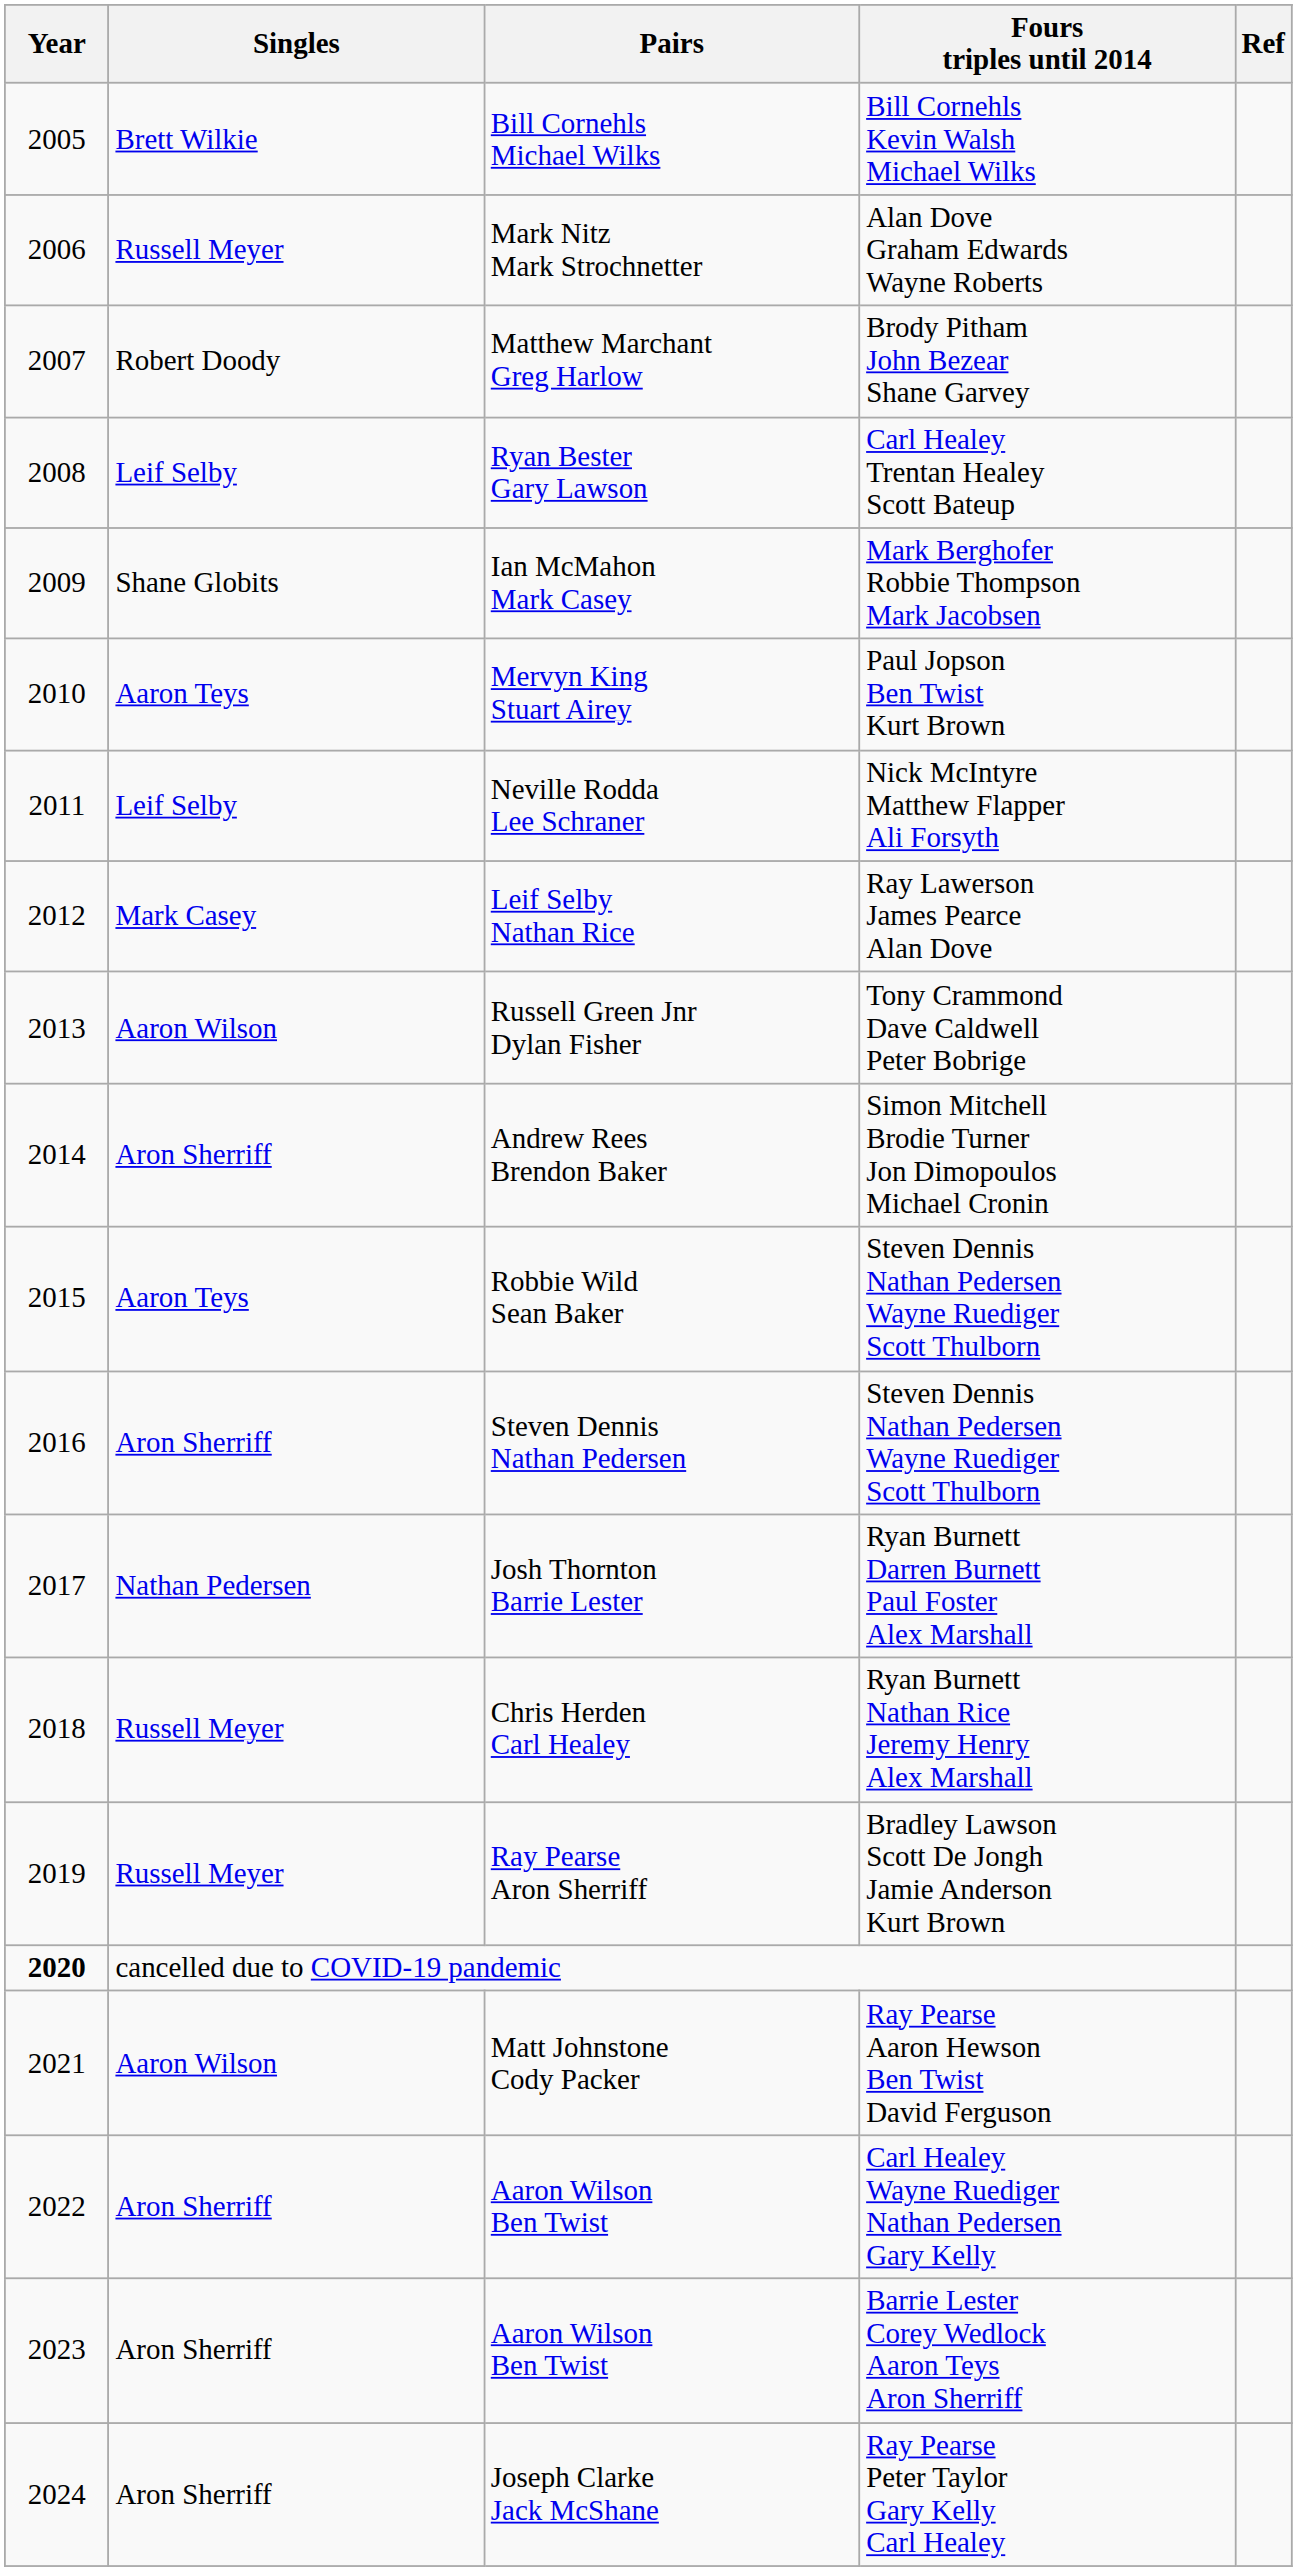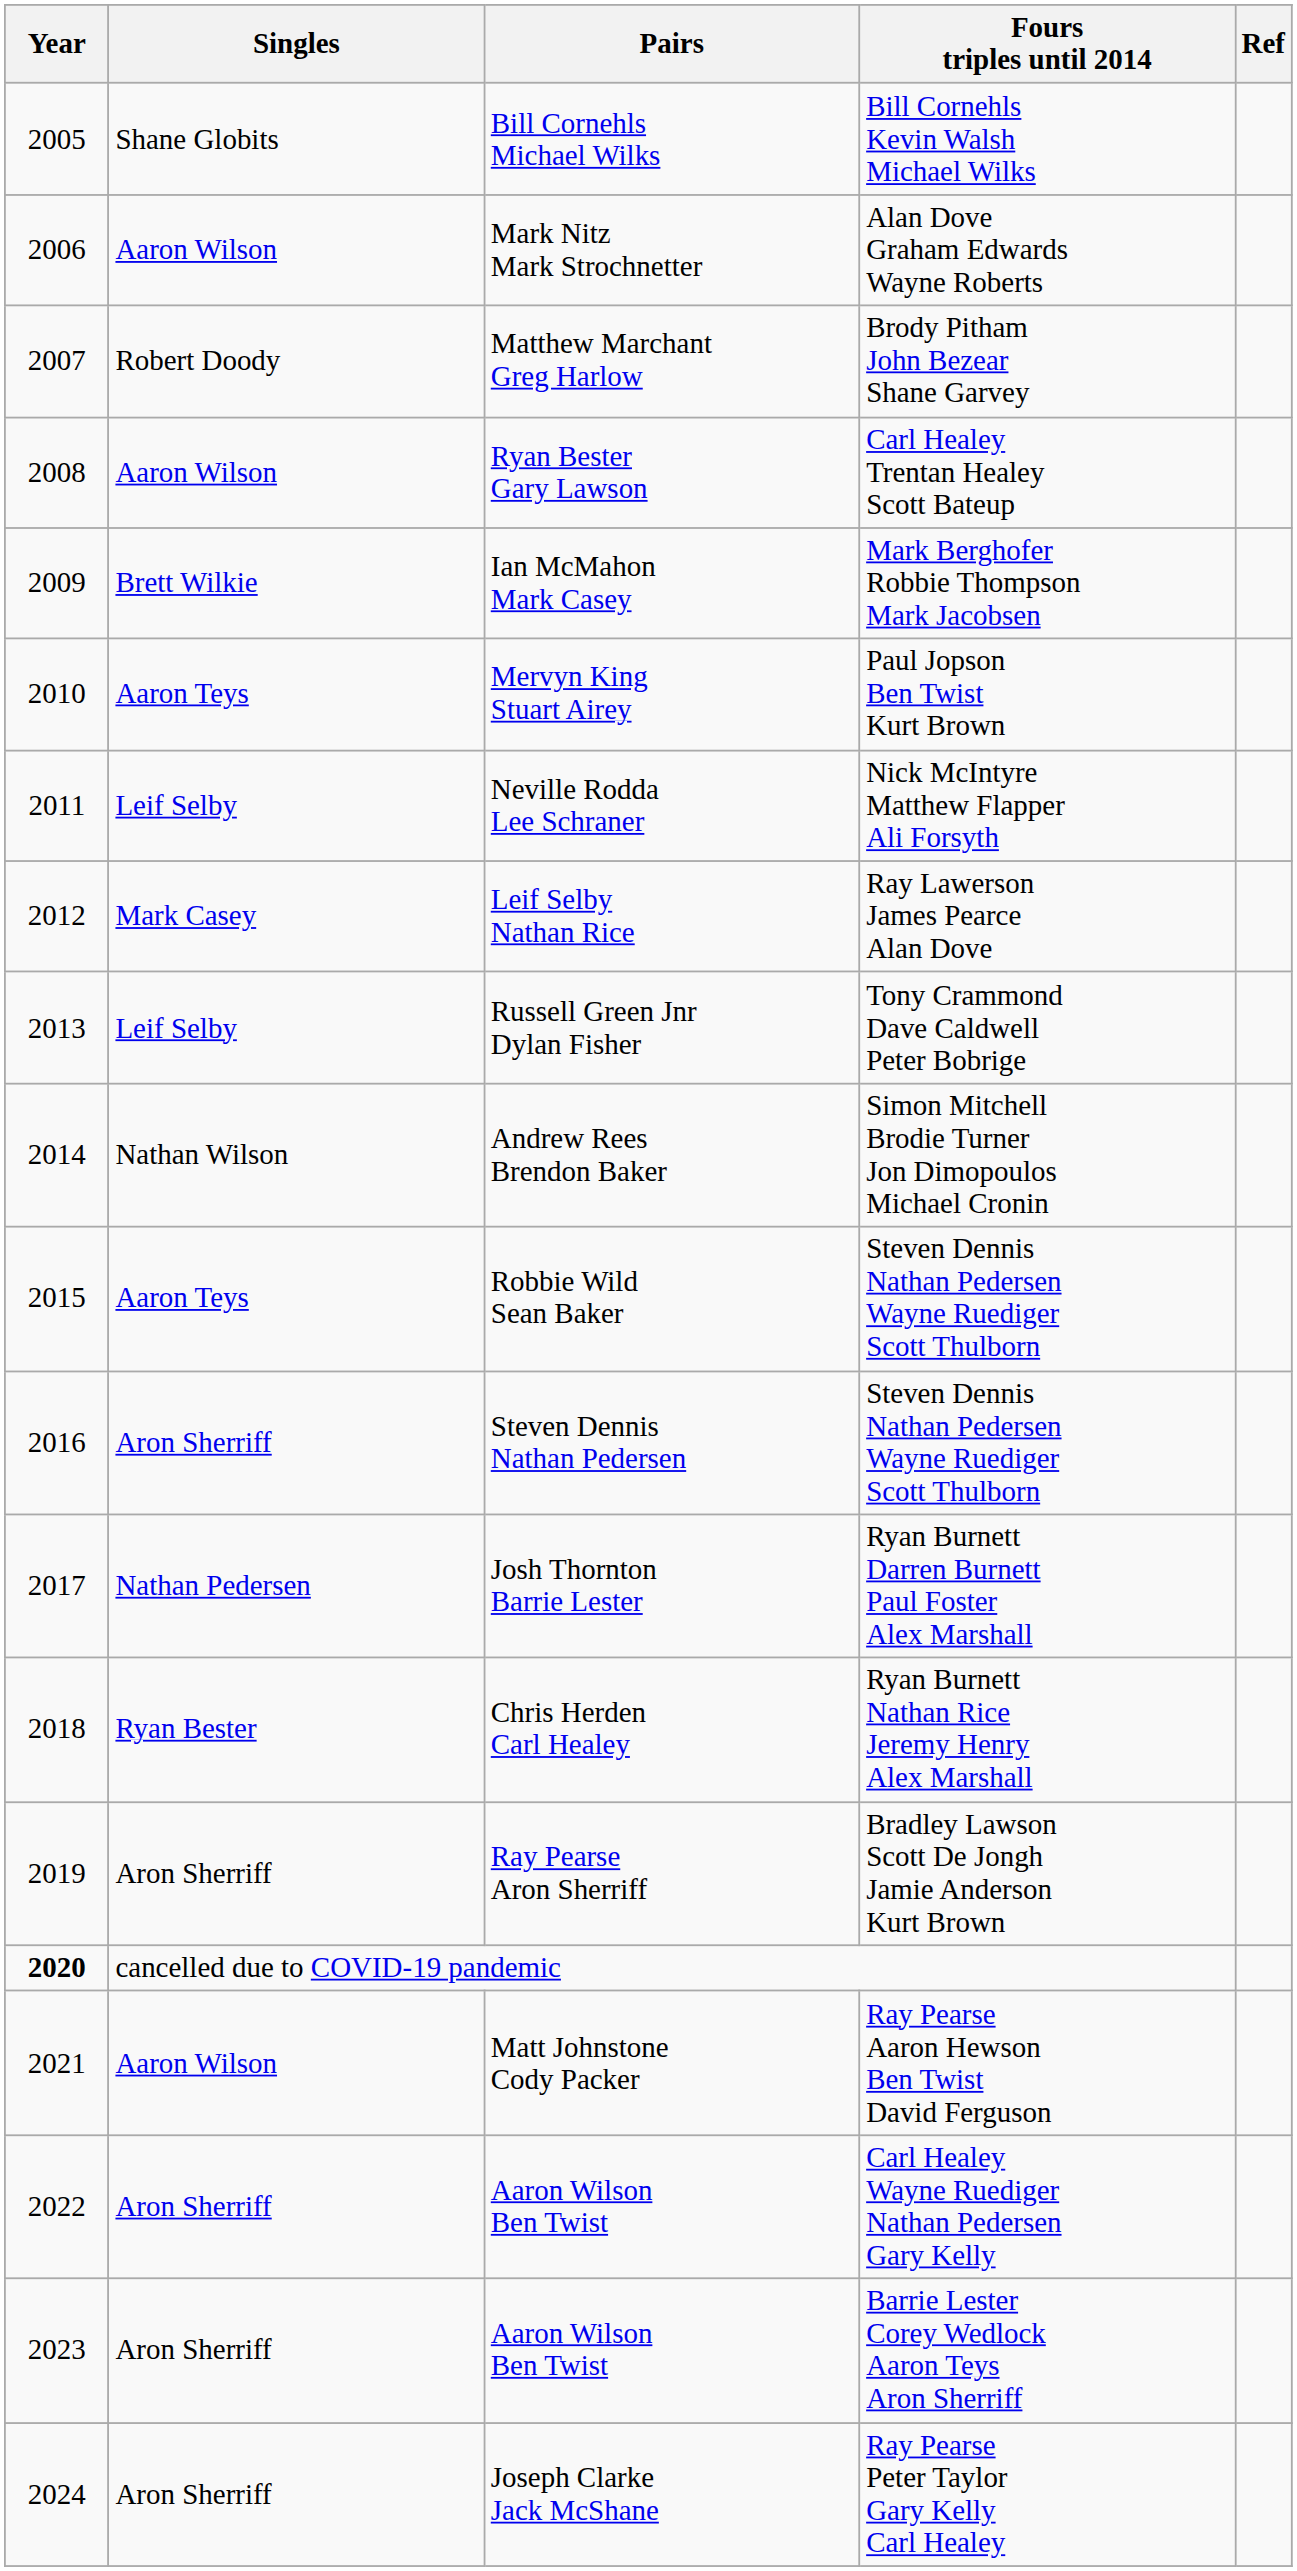(187, 138) Brett Wilkie -> (197, 138) Shane Globits
(199, 249) Russell Meyer -> (196, 249) Aaron Wilson
(176, 471) Leif Selby -> (196, 471) Aaron Wilson
(197, 582) Shane Globits -> (187, 582) Brett Wilkie
(196, 1027) Aaron Wilson -> (176, 1027) Leif Selby
(194, 1154) Aron Sherriff -> (202, 1154) Nathan Wilson
(199, 1729) Russell Meyer -> (186, 1729) Ryan Bester
(199, 1872) Russell Meyer -> (194, 1872) Aron Sherriff
